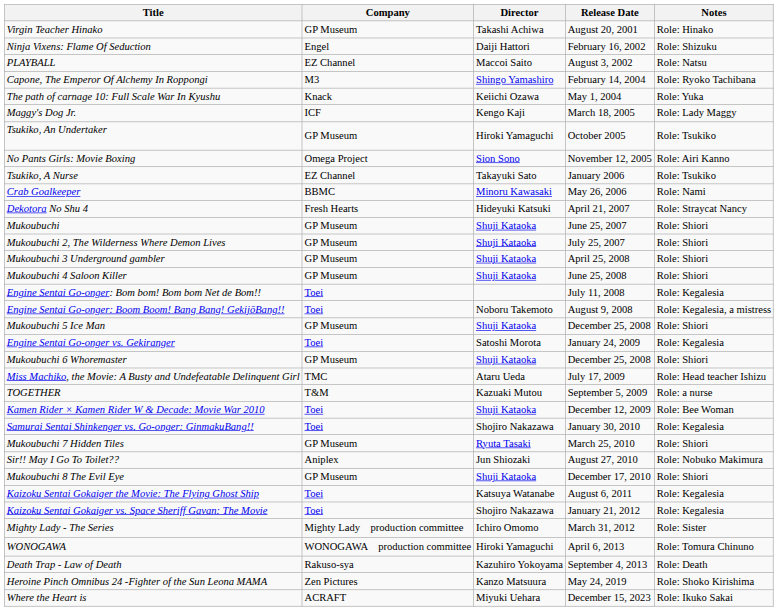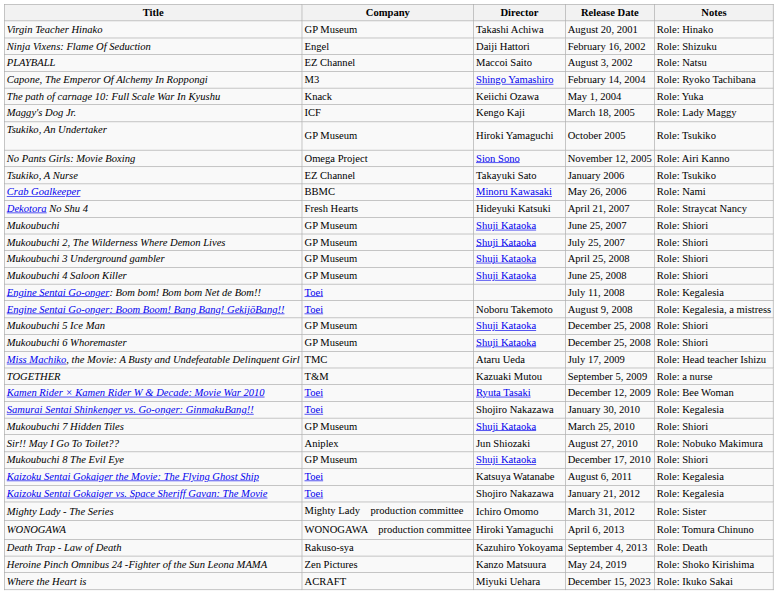- row: (91, 342)
(506, 409) Shuji Kataoka -> (503, 393) Ryuta Tasaki
(503, 443) Ryuta Tasaki -> (506, 426) Shuji Kataoka
